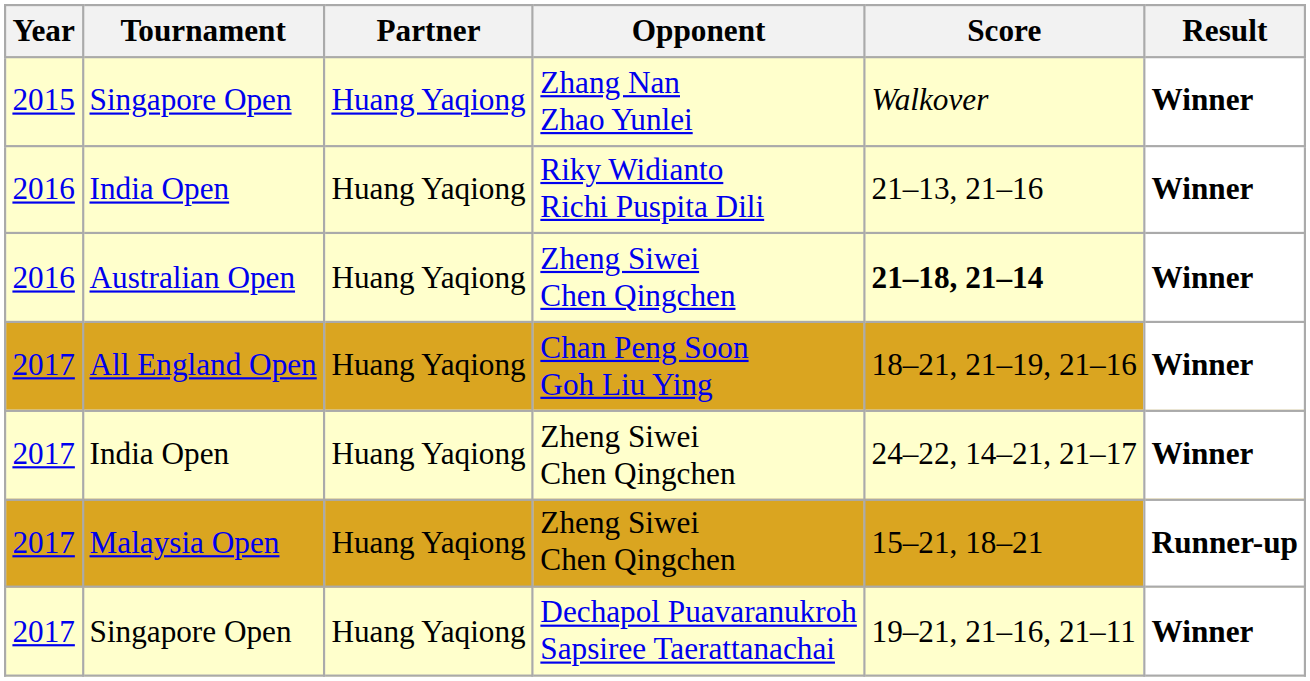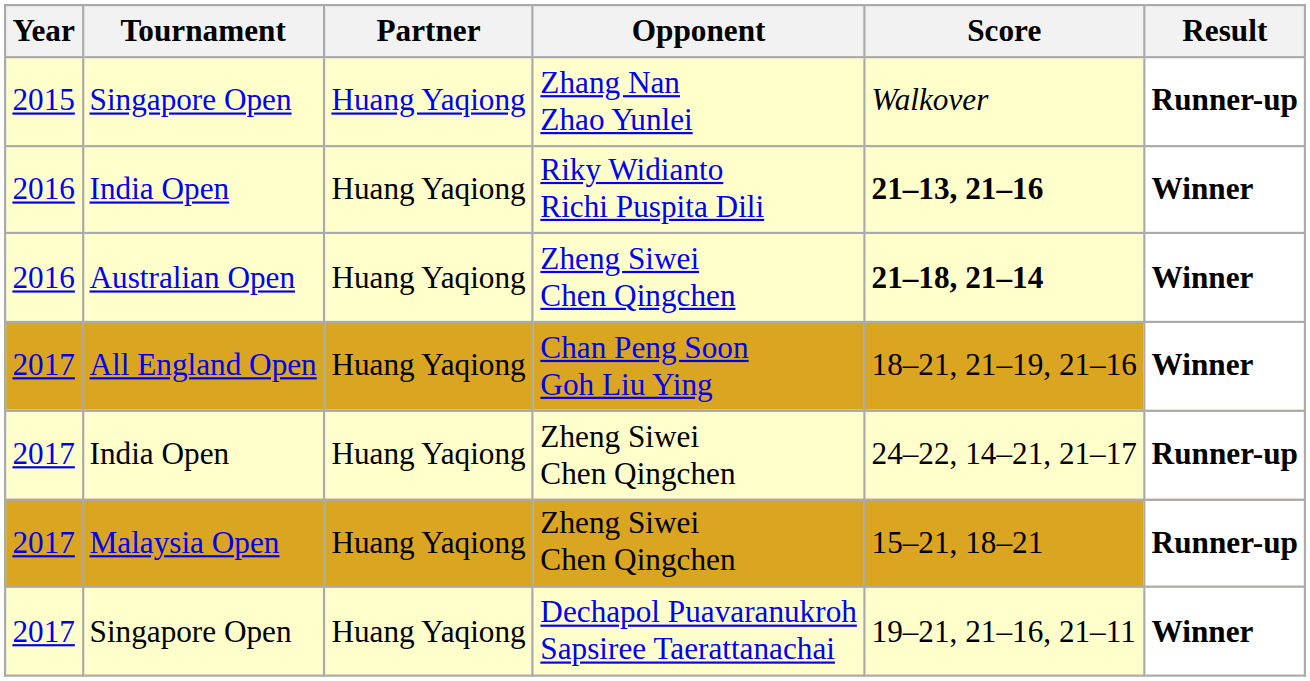(1203, 100) Winner -> (1225, 100) Runner-up
(957, 189) normal -> (957, 189) bold
(1203, 454) Winner -> (1225, 454) Runner-up
